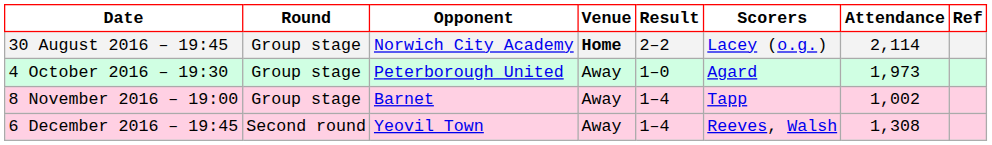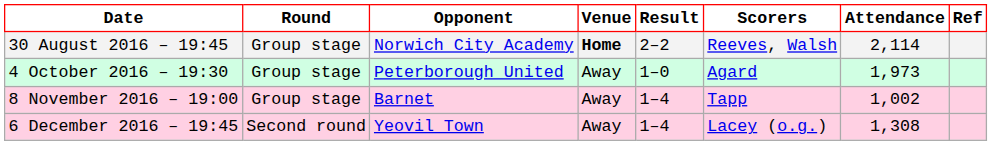(767, 45) Lacey (o.g.) -> (772, 45) Reeves, Walsh
(772, 127) Reeves, Walsh -> (767, 127) Lacey (o.g.)
